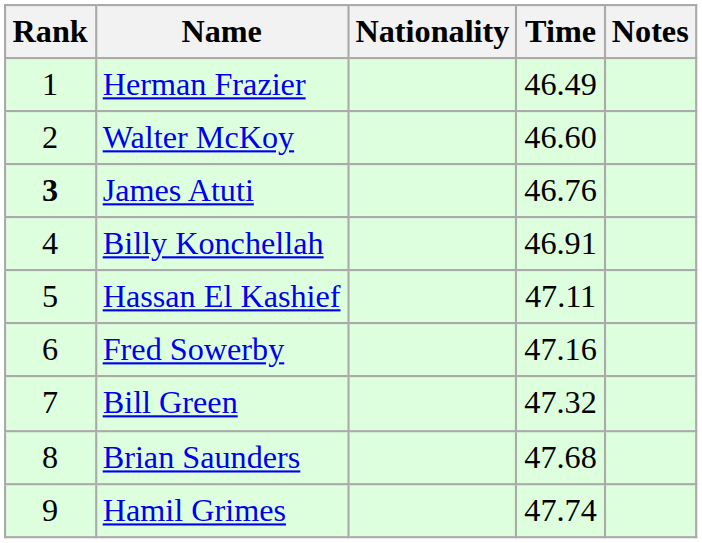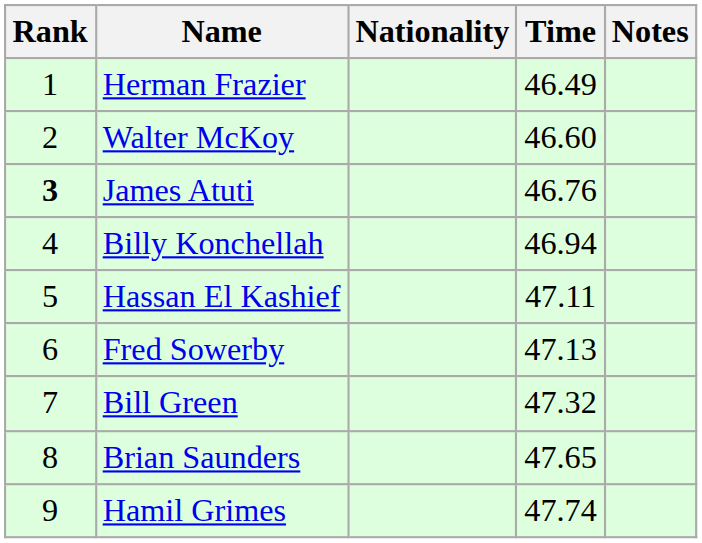(561, 243) 46.91 -> (561, 243) 46.94
(561, 350) 47.16 -> (561, 350) 47.13
(561, 456) 47.68 -> (561, 456) 47.65
